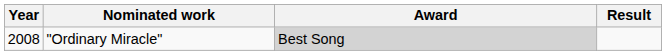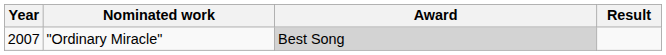(24, 38) 2008 -> (24, 38) 2007
